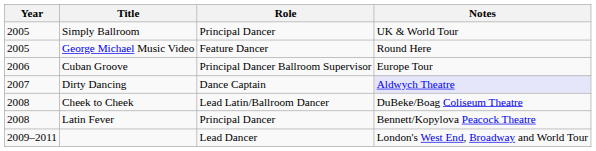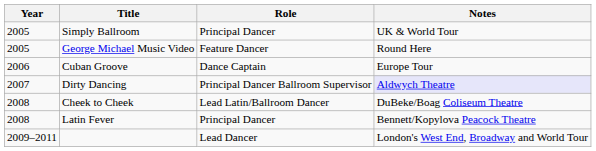(286, 66) Principal Dancer Ballroom Supervisor -> (233, 66) Dance Captain
(233, 84) Dance Captain -> (286, 84) Principal Dancer Ballroom Supervisor
